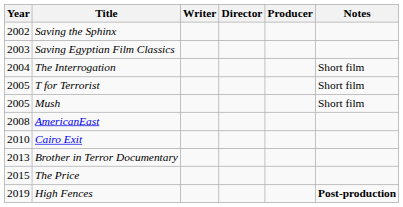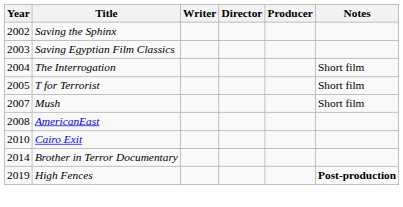(18, 103) 2005 -> (18, 103) 2007
(18, 157) 2013 -> (18, 157) 2014
- row: (57, 175)
